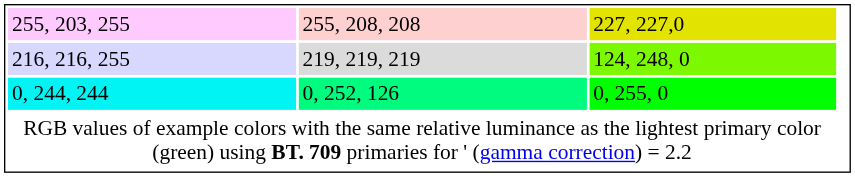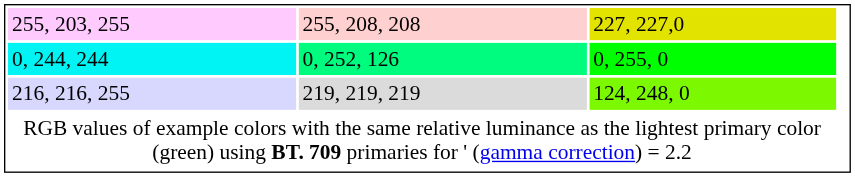rows swapped: (71, 58) <-> (60, 93)
